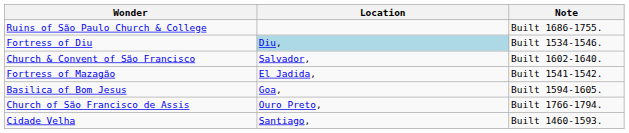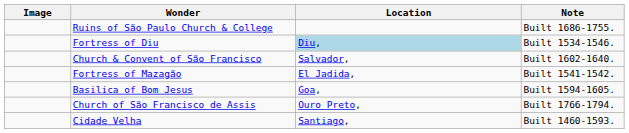+ column: (37, 12)
